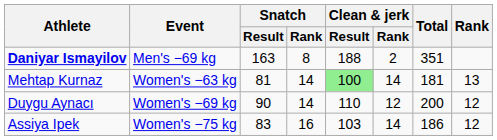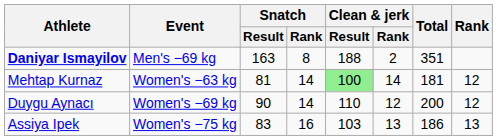(472, 81) 13 -> (472, 81) 12
(393, 125) 14 -> (393, 125) 13
(472, 125) 12 -> (472, 125) 13
